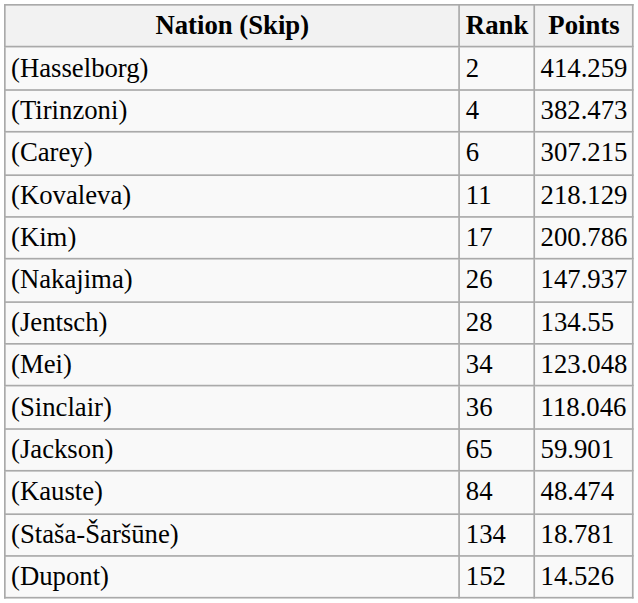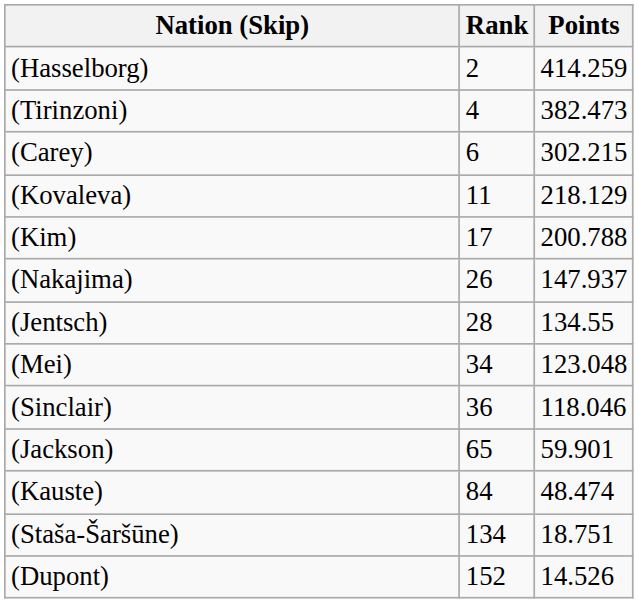(584, 152) 307.215 -> (584, 152) 302.215
(584, 237) 200.786 -> (584, 237) 200.788
(577, 534) 18.781 -> (577, 534) 18.751
